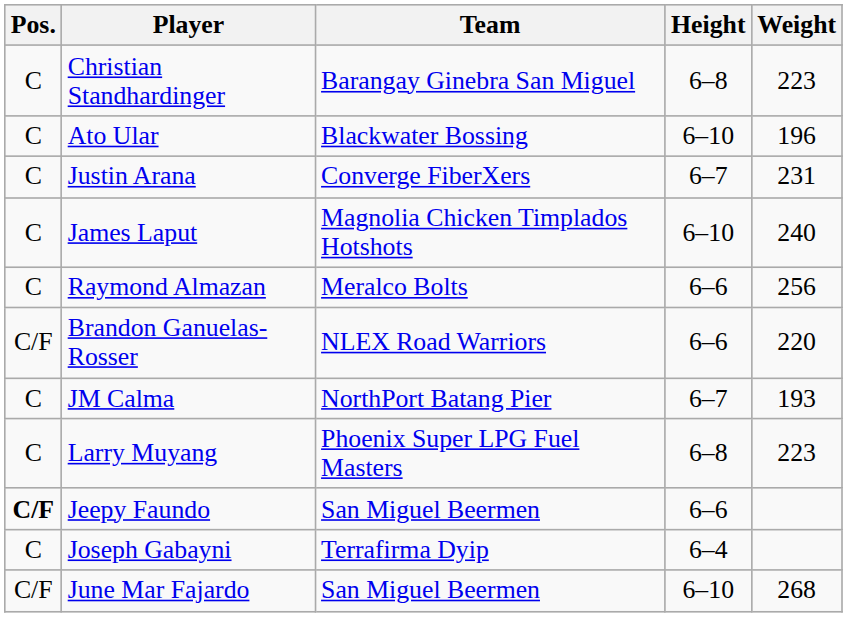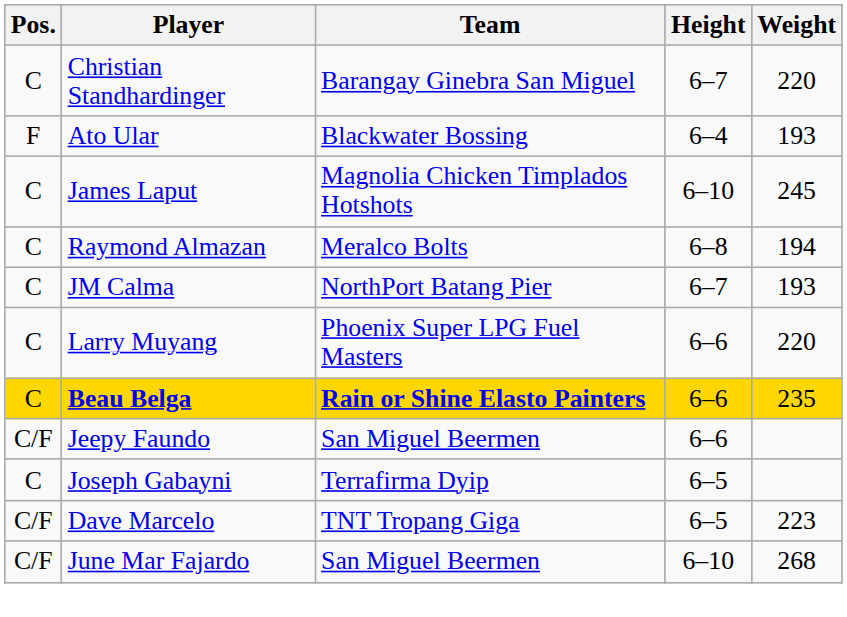(708, 80) 6–8 -> (708, 80) 6–7
(797, 80) 223 -> (797, 80) 220
(33, 135) C -> (33, 135) F
(708, 135) 6–10 -> (708, 135) 6–4
(797, 135) 196 -> (797, 135) 193
- row: (132, 176)
(797, 231) 240 -> (797, 190) 245
(708, 287) 6–6 -> (708, 246) 6–8
(797, 287) 256 -> (797, 246) 194
- row: (167, 342)
(708, 453) 6–8 -> (708, 342) 6–6
(797, 453) 223 -> (797, 342) 220
+ row: (130, 397)
(33, 508) bold -> (33, 438) normal
(708, 549) 6–4 -> (708, 479) 6–5
+ row: (141, 520)
